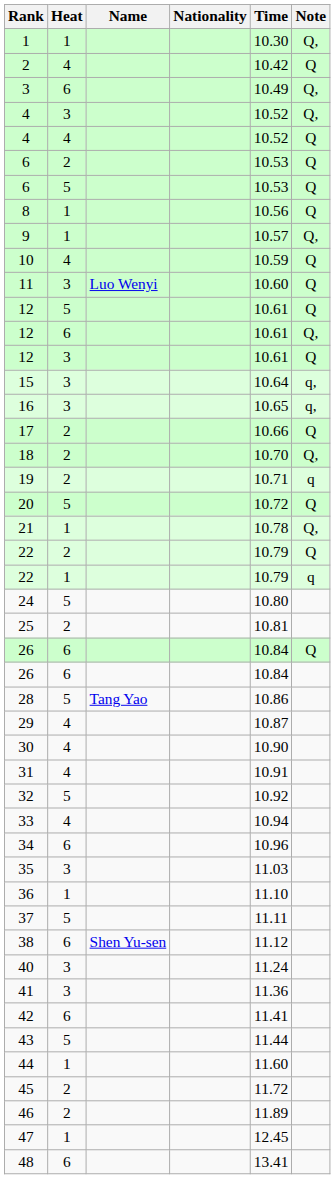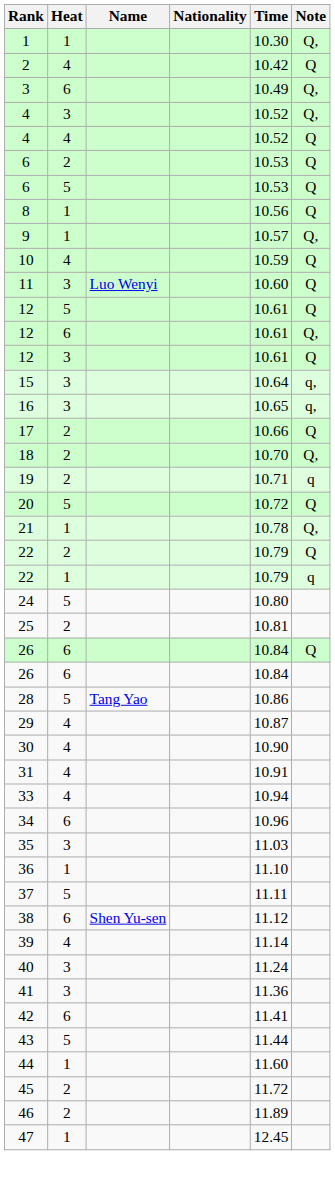- row: (26, 796)
+ row: (26, 942)
- row: (26, 1161)
